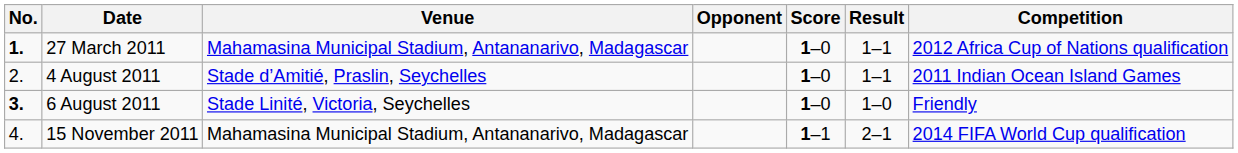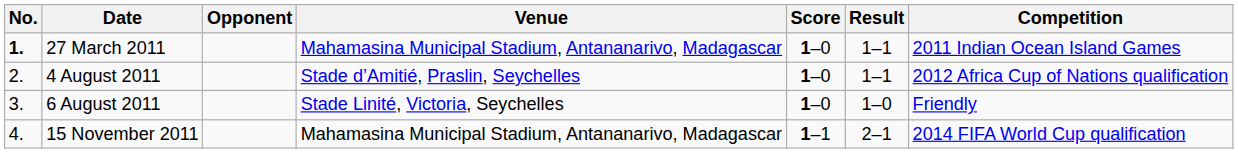columns swapped: (448, 18) <-> (739, 18)
(1070, 47) 2012 Africa Cup of Nations qualification -> (1047, 47) 2011 Indian Ocean Island Games
(1047, 76) 2011 Indian Ocean Island Games -> (1070, 76) 2012 Africa Cup of Nations qualification
(16, 104) bold -> (16, 104) normal
